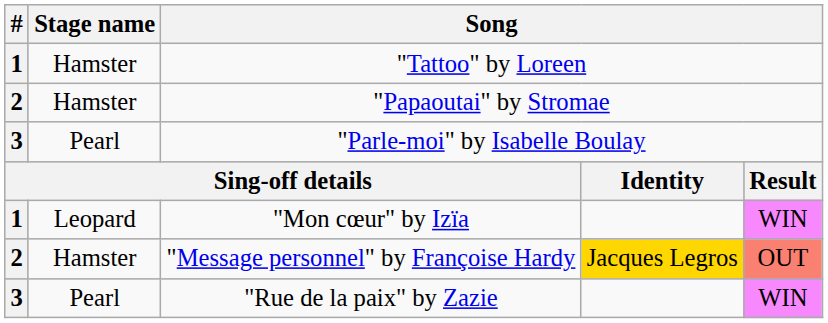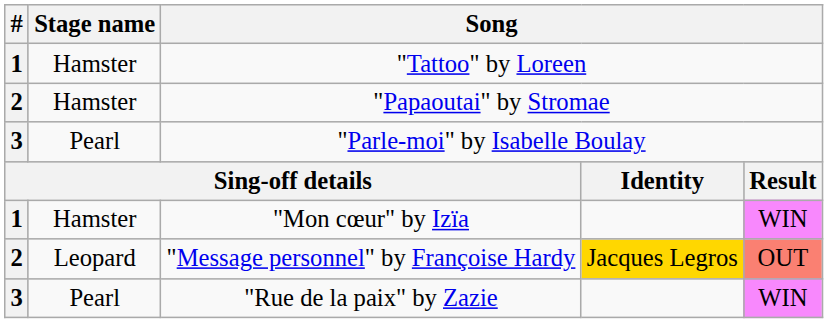(95, 219) Leopard -> (95, 219) Hamster
(95, 258) Hamster -> (95, 258) Leopard
